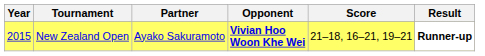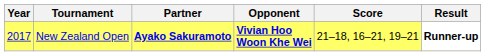(19, 36) 2015 -> (19, 36) 2017
(180, 36) normal -> (183, 36) bold
